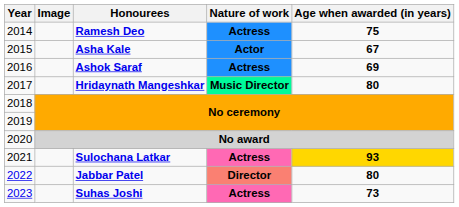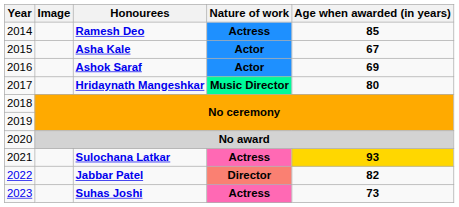(373, 31) 75 -> (373, 31) 85
(249, 67) Actress -> (249, 67) Actor
(373, 175) 80 -> (373, 175) 82
